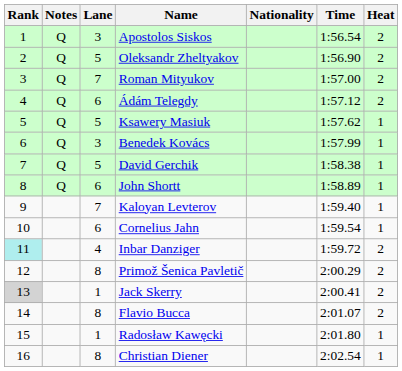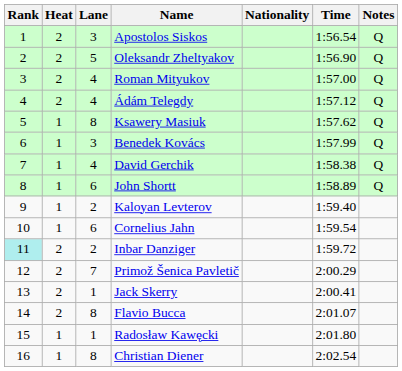columns swapped: (381, 15) <-> (61, 15)
(98, 79) 7 -> (93, 79) 4
(98, 100) 6 -> (93, 100) 4
(98, 121) 5 -> (93, 121) 8
(98, 164) 5 -> (93, 164) 4
(98, 206) 7 -> (93, 206) 2
(98, 249) 4 -> (93, 249) 2
(98, 270) 8 -> (93, 270) 7
(23, 292) lightgrey background -> (23, 292) no background
